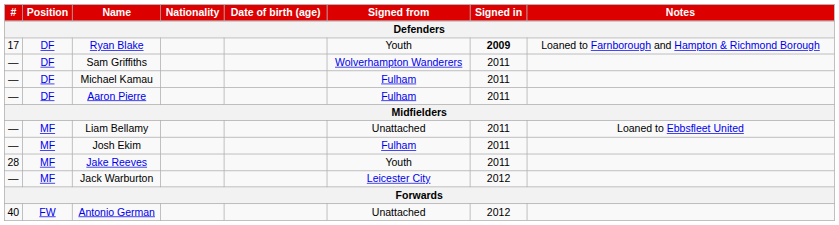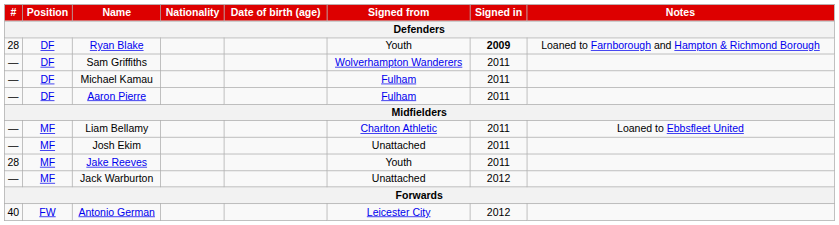(13, 46) 17 -> (13, 46) 28
(399, 129) Unattached -> (399, 129) Charlton Athletic
(399, 146) Fulham -> (399, 146) Unattached
(399, 179) Leicester City -> (399, 179) Unattached
(399, 212) Unattached -> (399, 212) Leicester City
